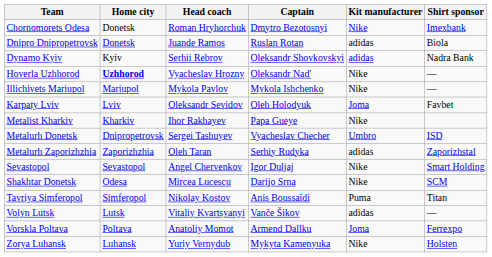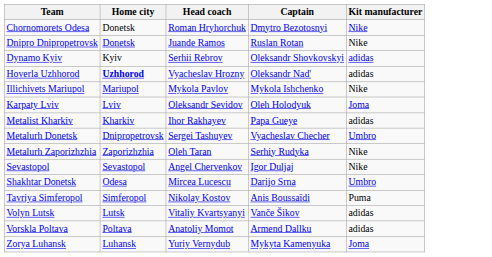- column: (456, 12)
(361, 43) adidas -> (358, 43) Nike
(358, 74) Nike -> (361, 74) adidas
(358, 120) Nike -> (361, 120) adidas
(361, 151) adidas -> (358, 151) Nike
(358, 182) Nike -> (362, 182) Umbro
(359, 228) Joma -> (361, 228) adidas
(358, 244) Nike -> (359, 244) Joma
